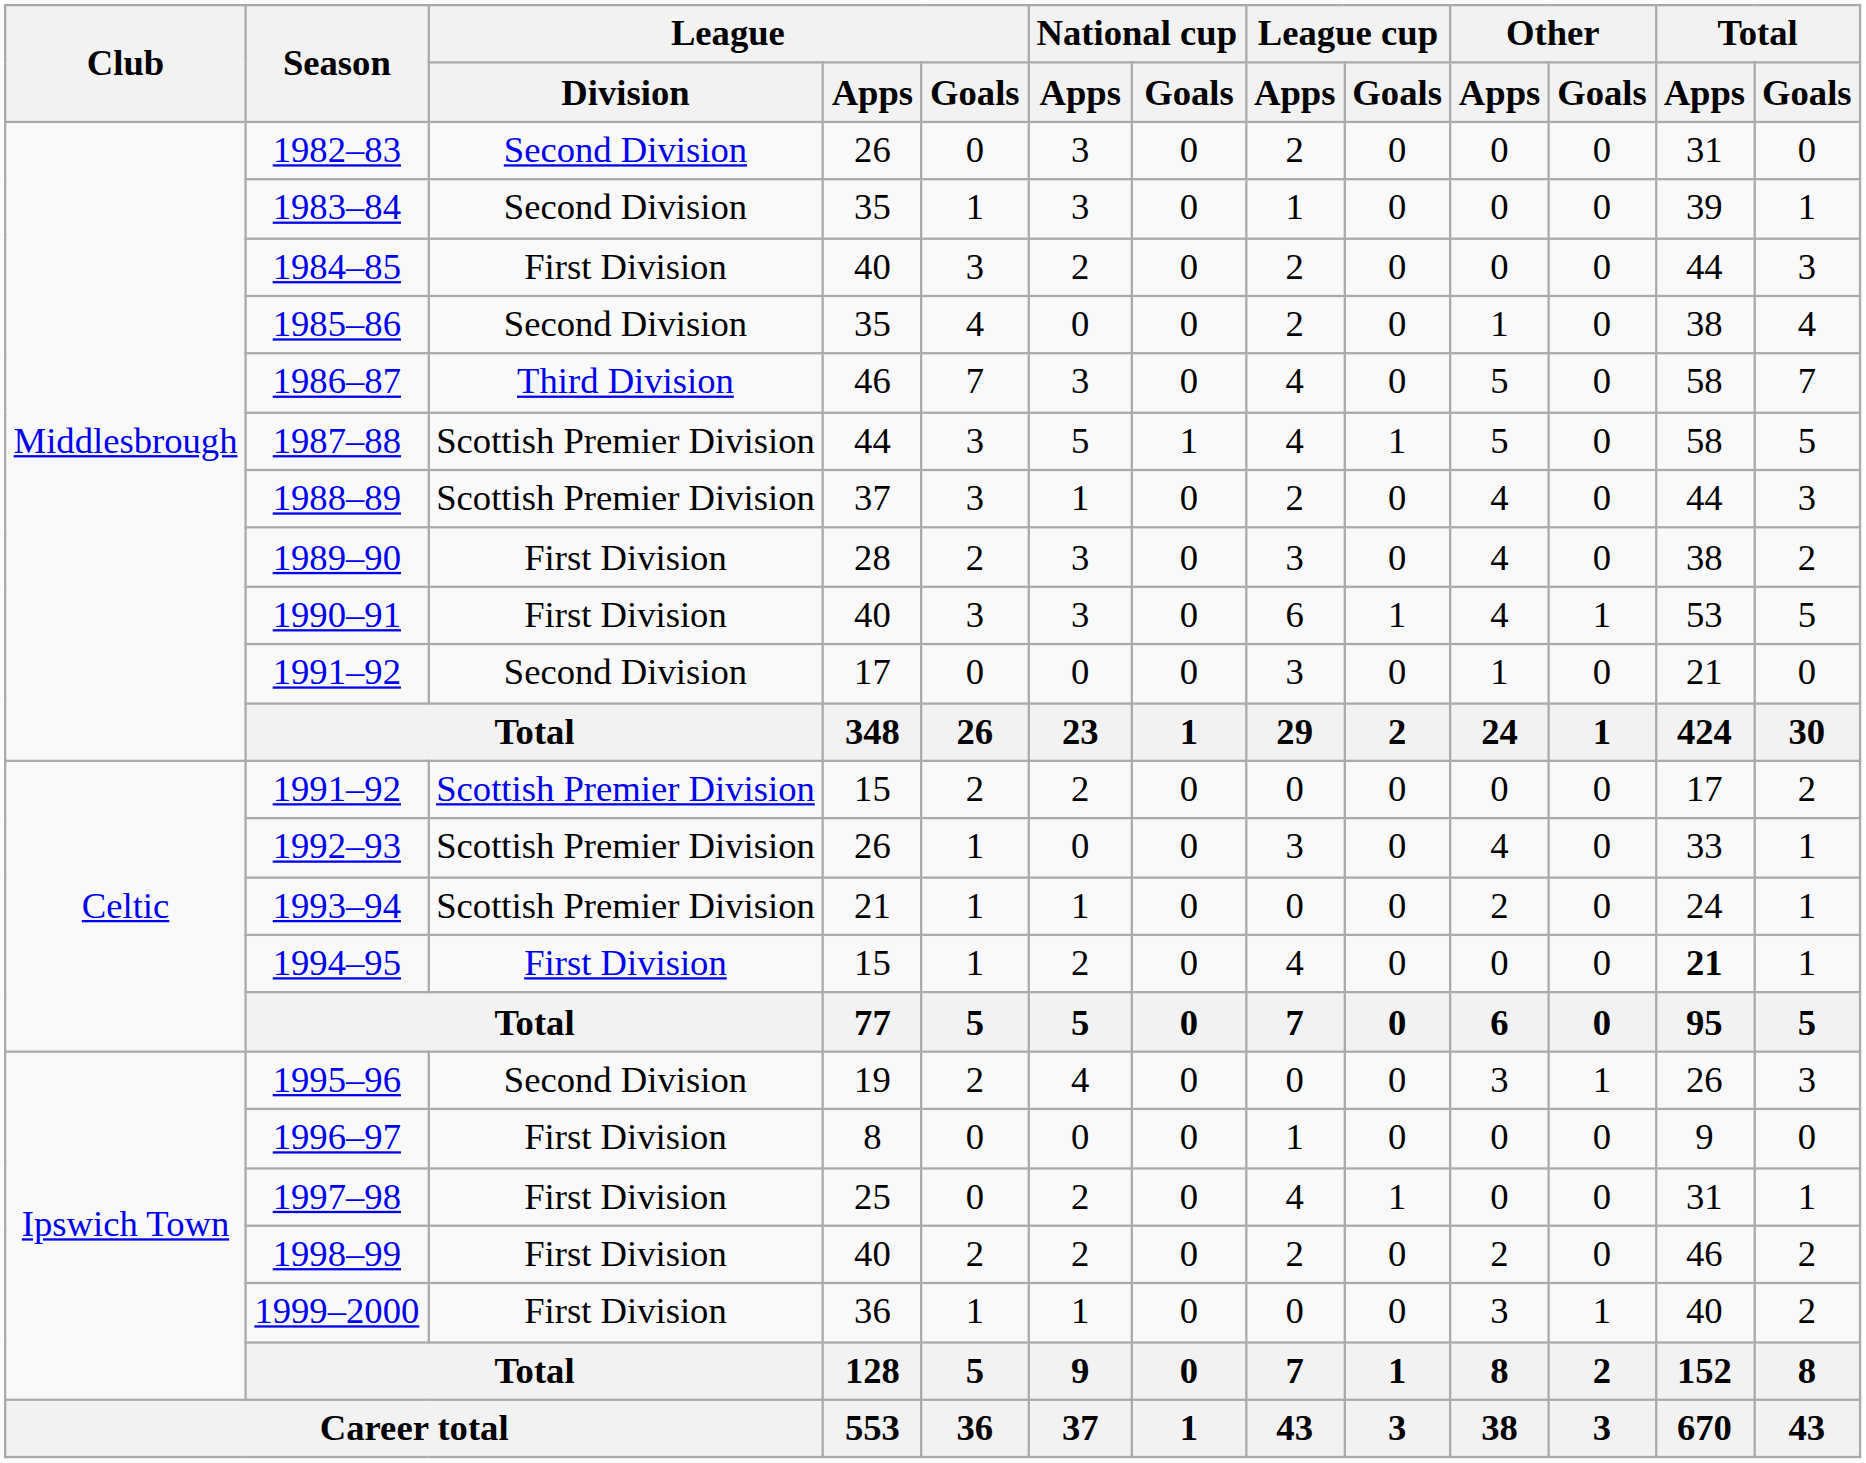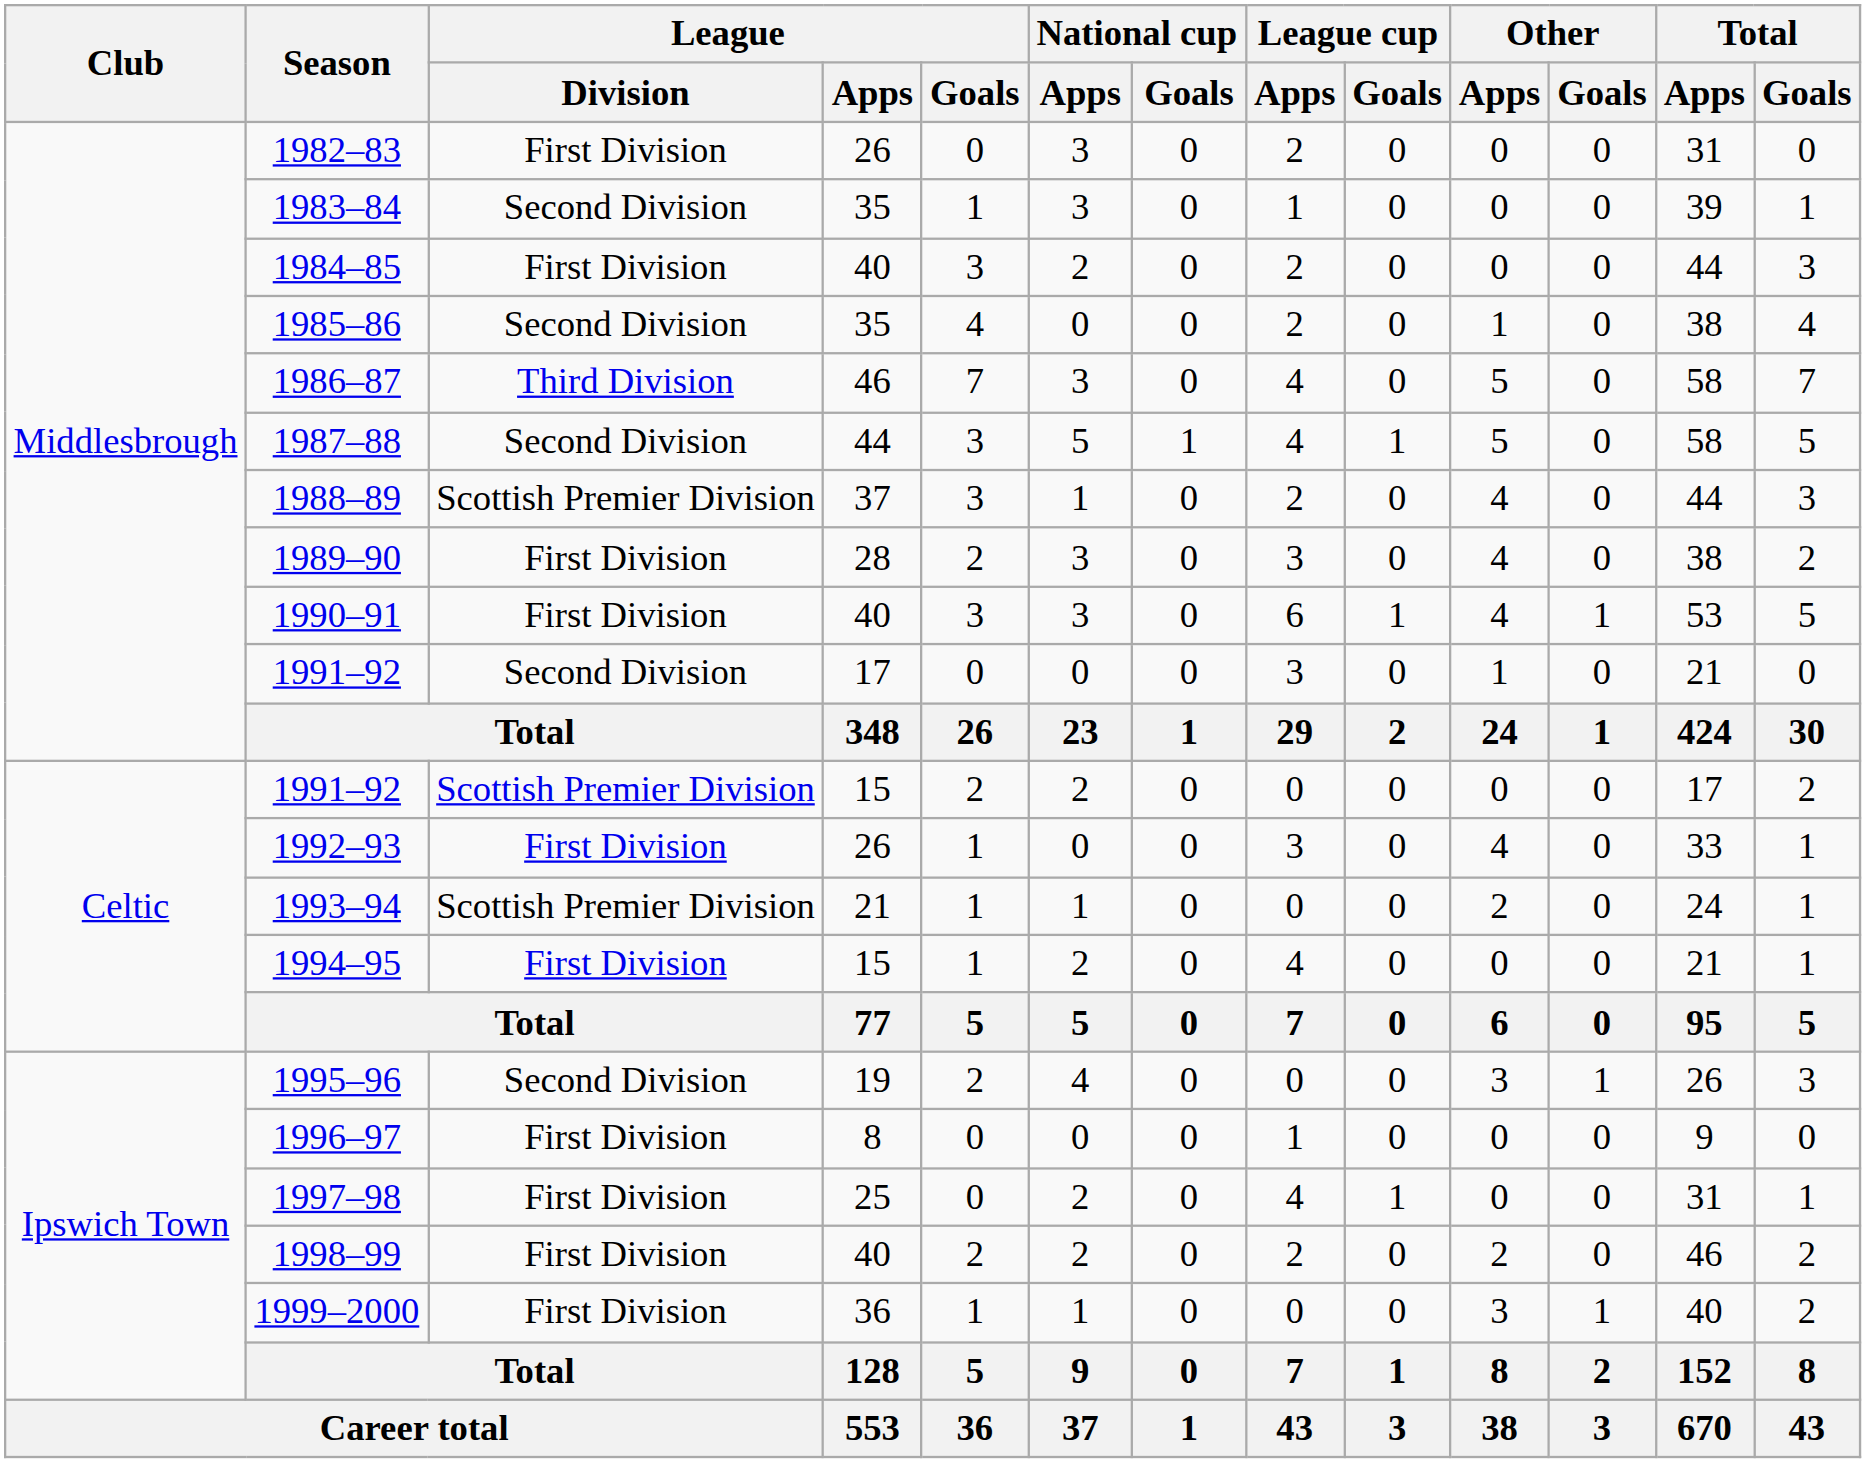(625, 149) Second Division -> (625, 149) First Division
(625, 440) Scottish Premier Division -> (625, 440) Second Division
(625, 847) Scottish Premier Division -> (625, 847) First Division
(1704, 963) bold -> (1704, 963) normal
